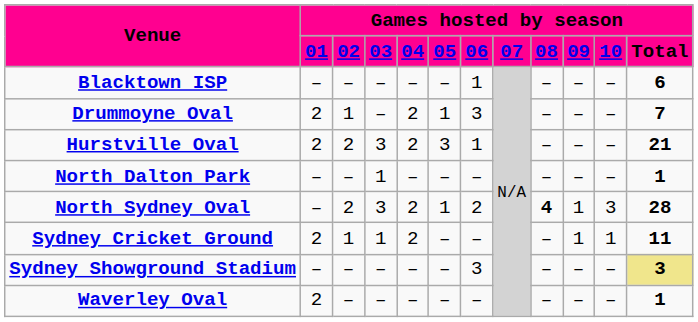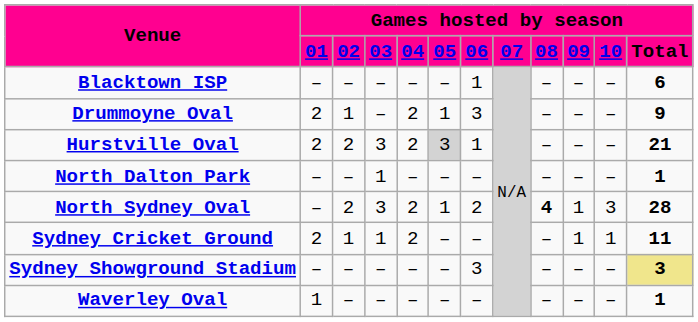(660, 114) 7 -> (660, 114) 9
(445, 145) no background -> (445, 145) lightgrey background
(317, 301) 2 -> (317, 301) 1
